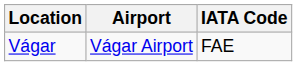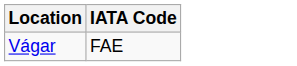- column: (141, 18)
